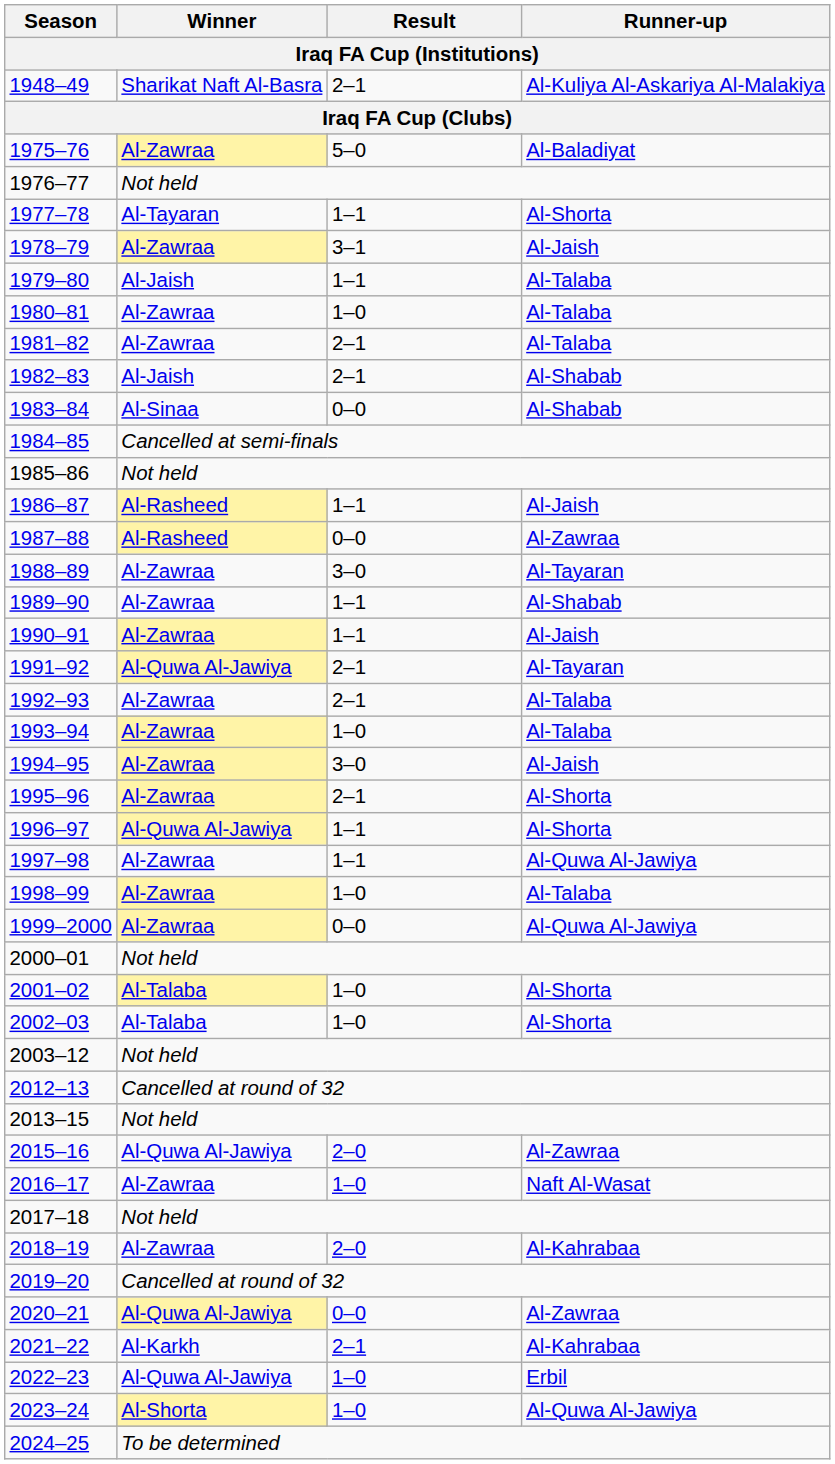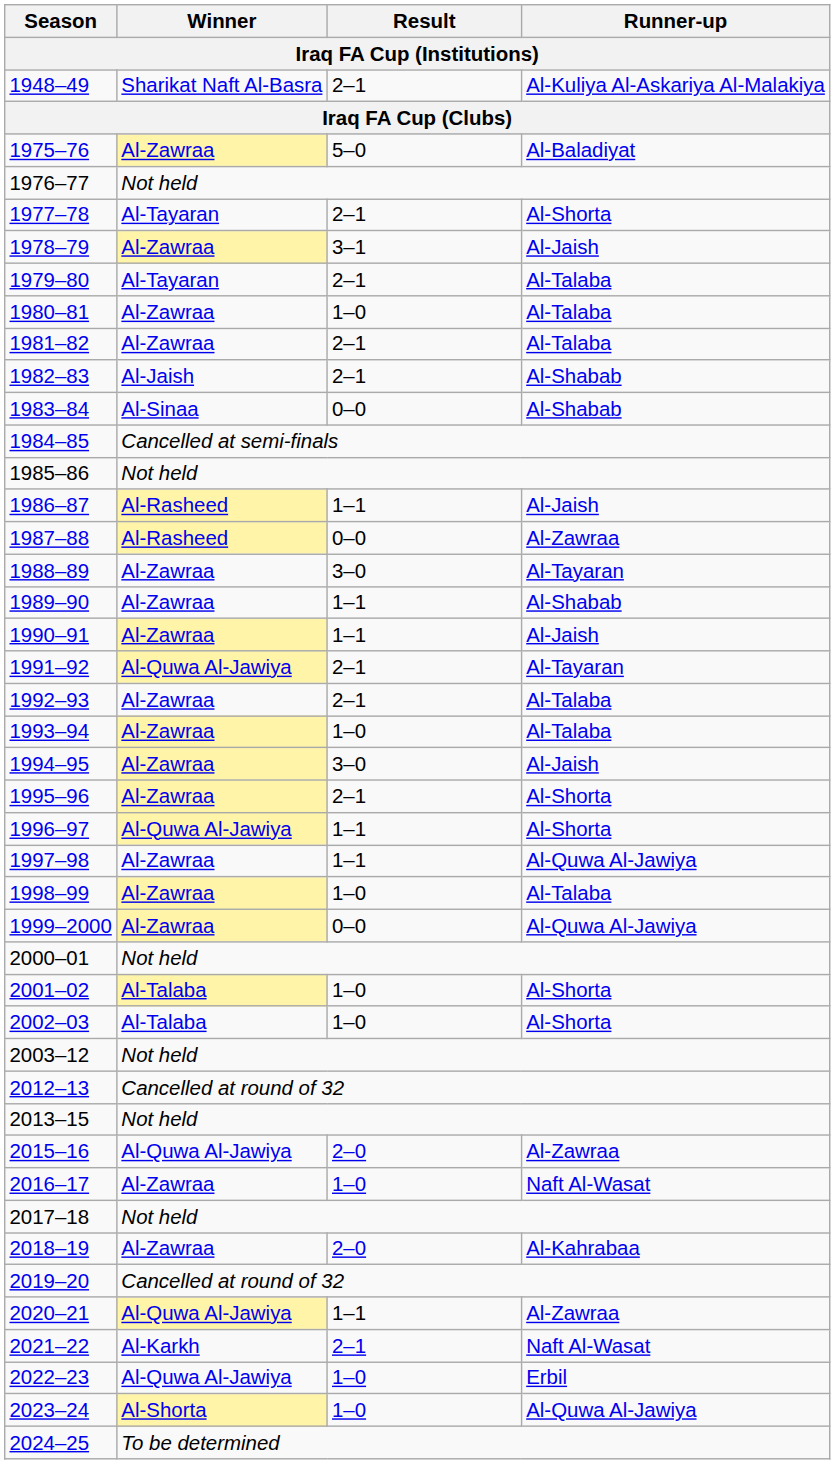(349, 215) 1–1 -> (349, 215) 2–1
(158, 280) Al-Jaish -> (170, 280) Al-Tayaran
(349, 280) 1–1 -> (349, 280) 2–1
(349, 1313) 0–0 -> (349, 1313) 1–1
(583, 1346) Al-Kahrabaa -> (588, 1346) Naft Al-Wasat
